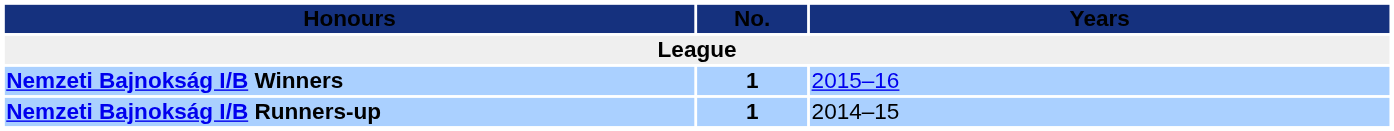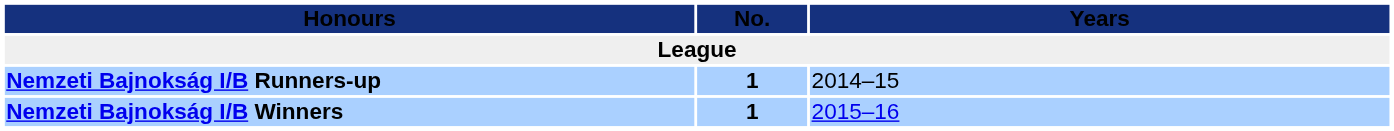rows swapped: (175, 80) <-> (194, 111)
